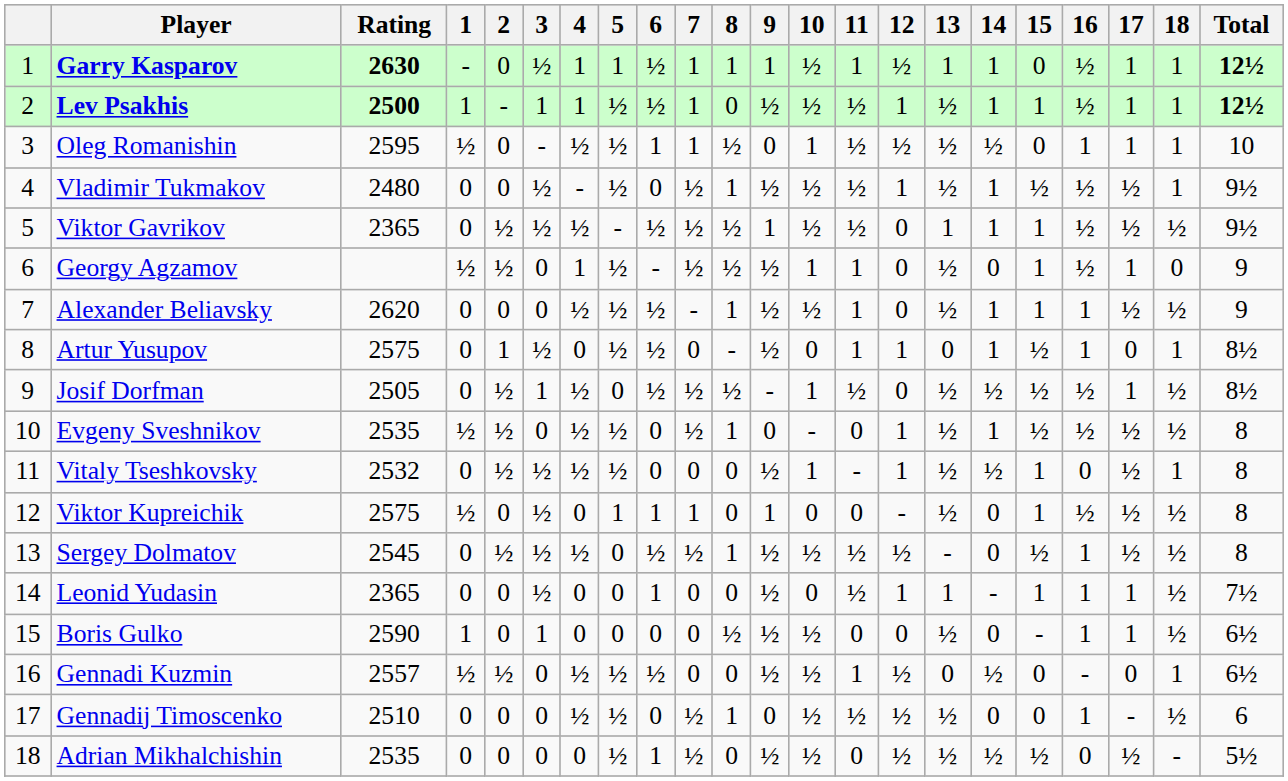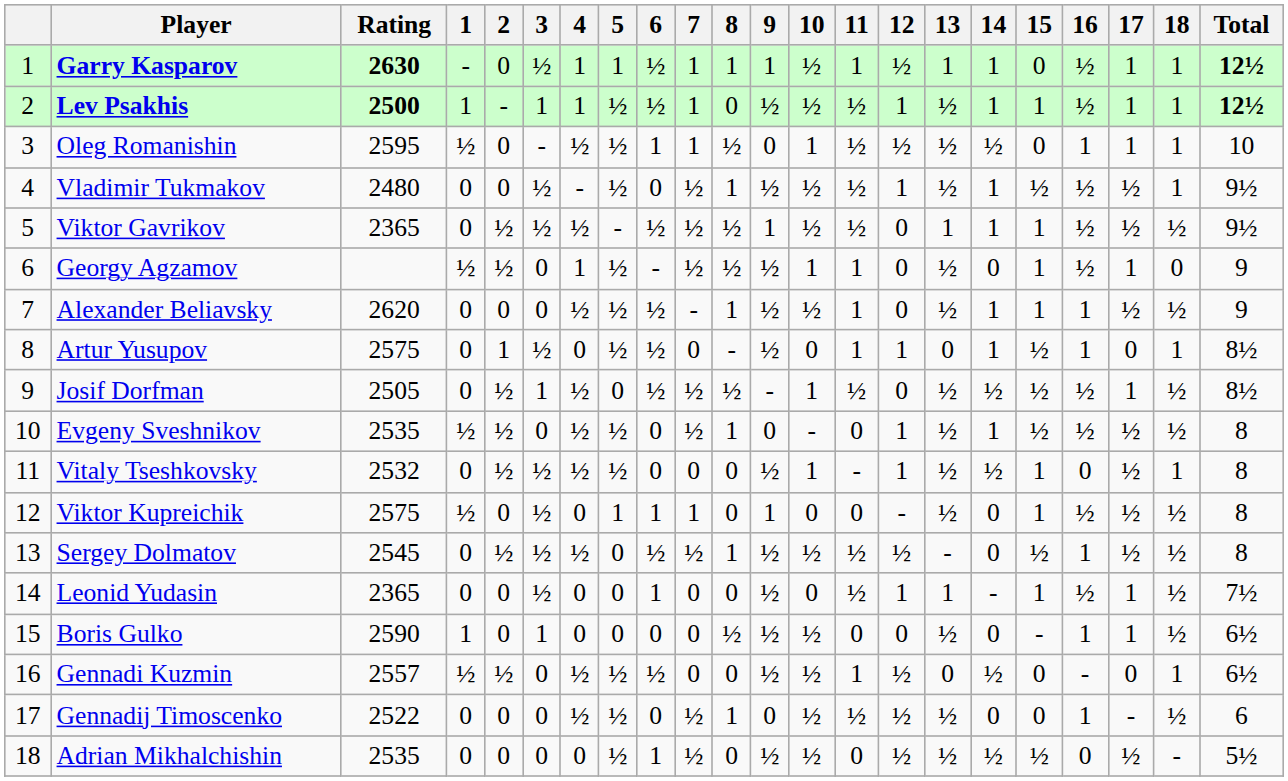(1085, 593) 1 -> (1085, 593) ½
(394, 715) 2510 -> (394, 715) 2522
